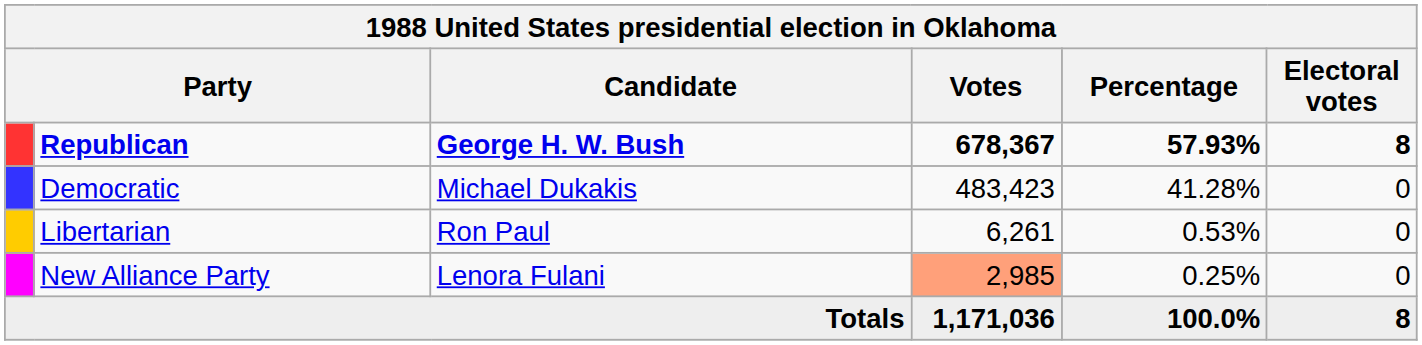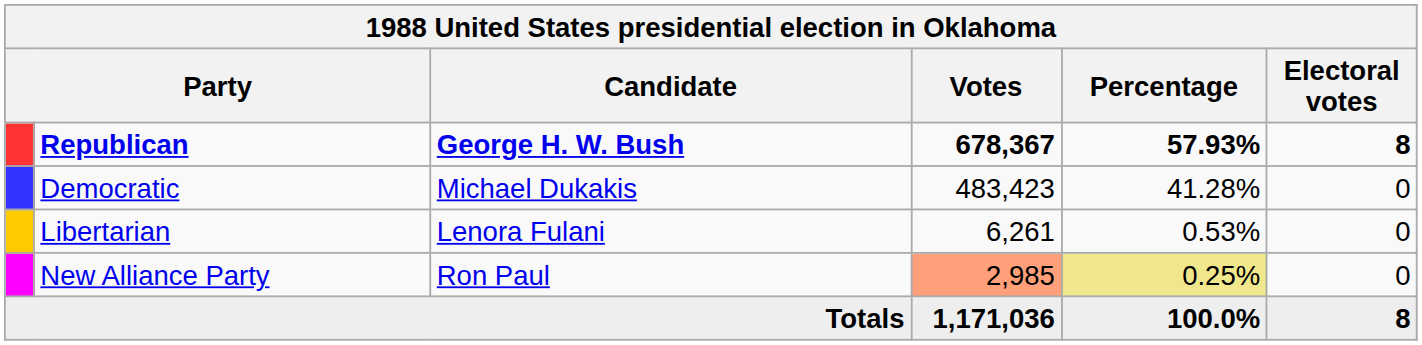(493, 232) Ron Paul -> (521, 232) Lenora Fulani
(521, 275) Lenora Fulani -> (493, 275) Ron Paul
(1221, 275) no background -> (1221, 275) khaki background
